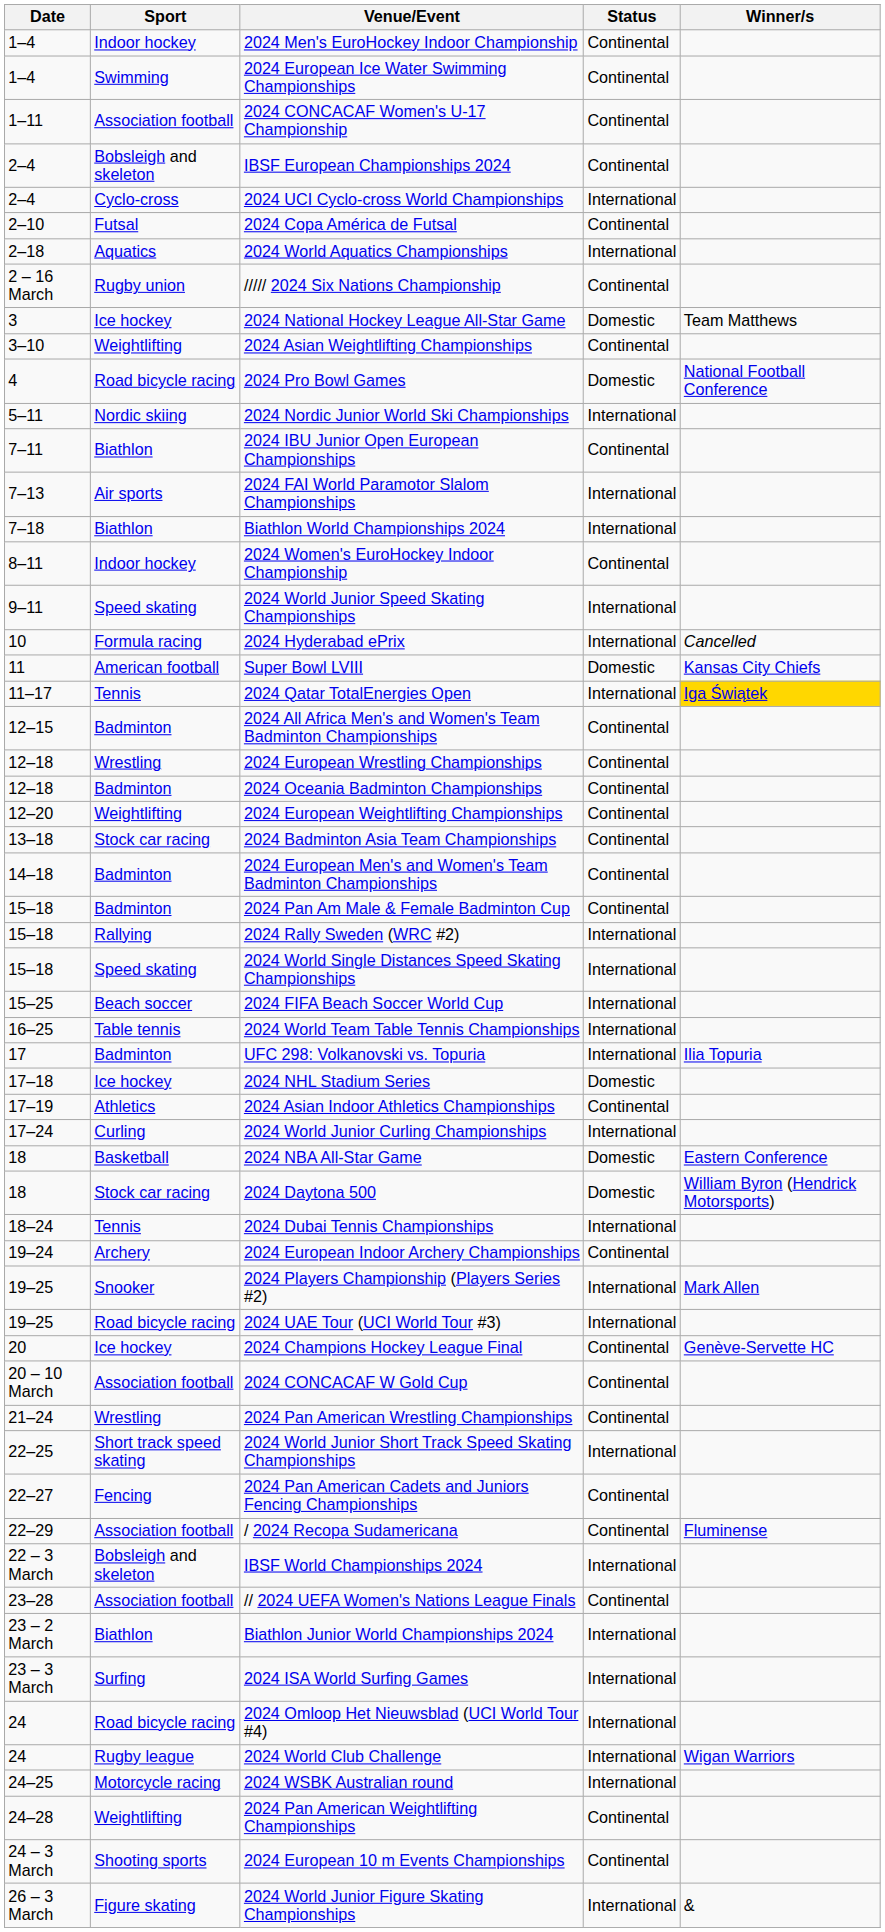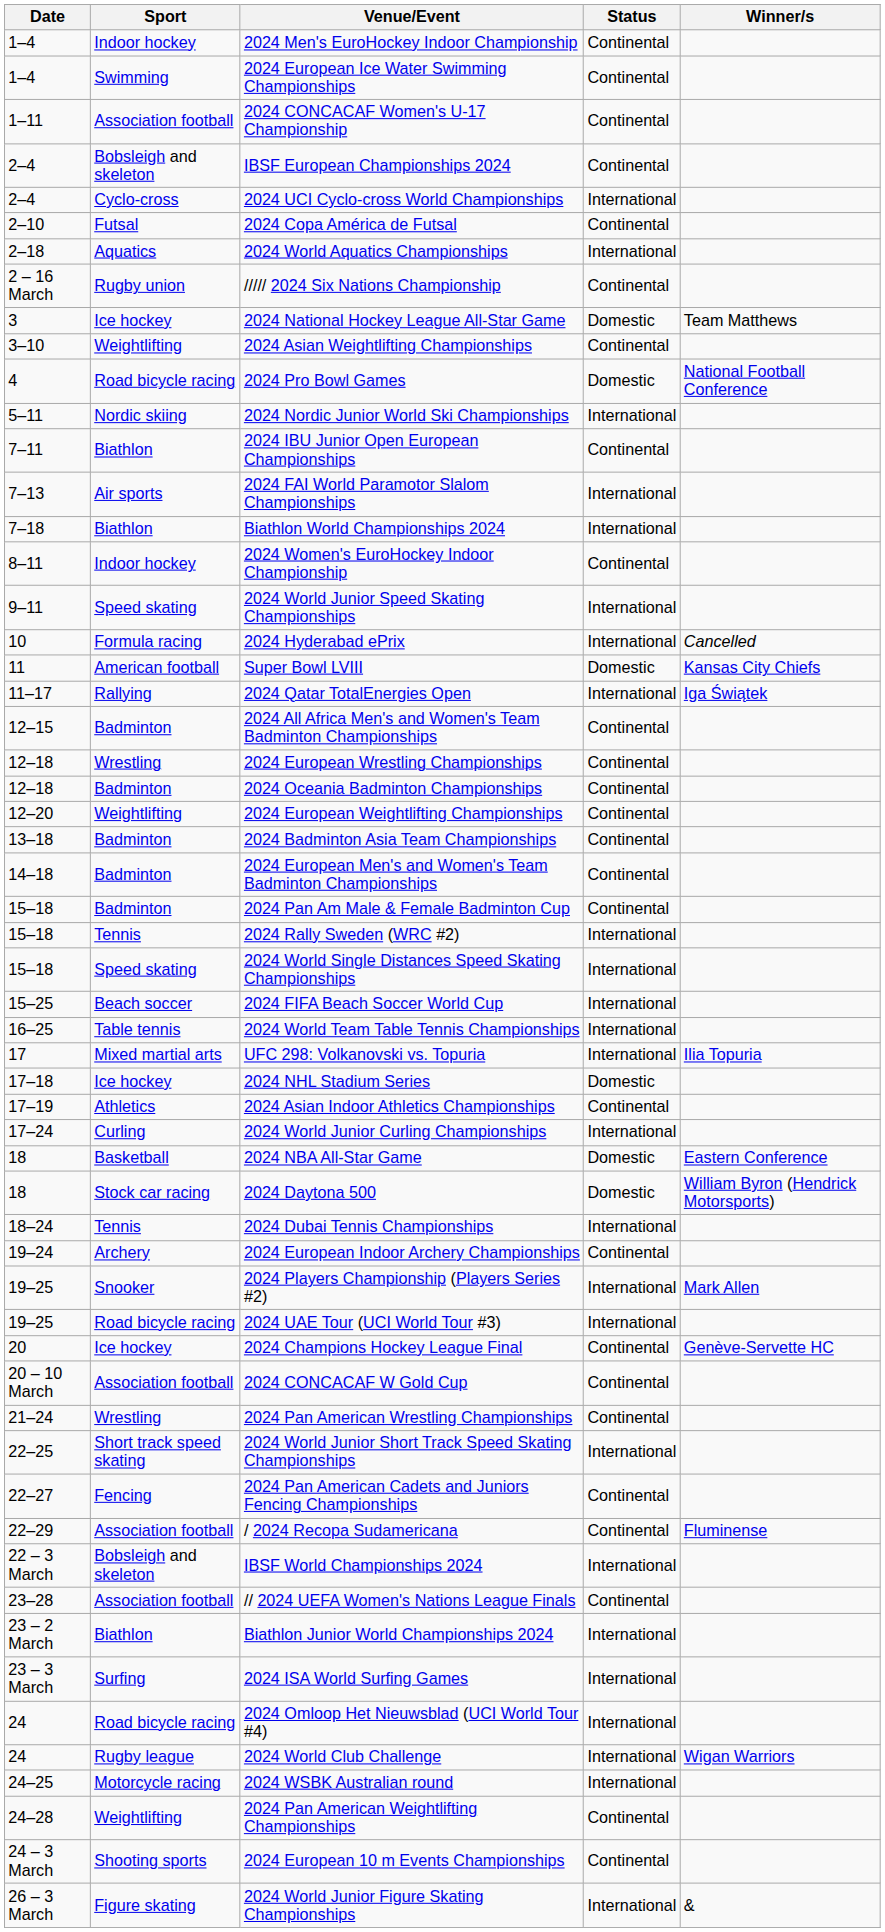(118, 693) Tennis -> (123, 693) Rallying
(726, 693) gold background -> (726, 693) no background
(152, 839) Stock car racing -> (133, 839) Badminton
(123, 934) Rallying -> (118, 934) Tennis
(133, 1055) Badminton -> (158, 1055) Mixed martial arts
